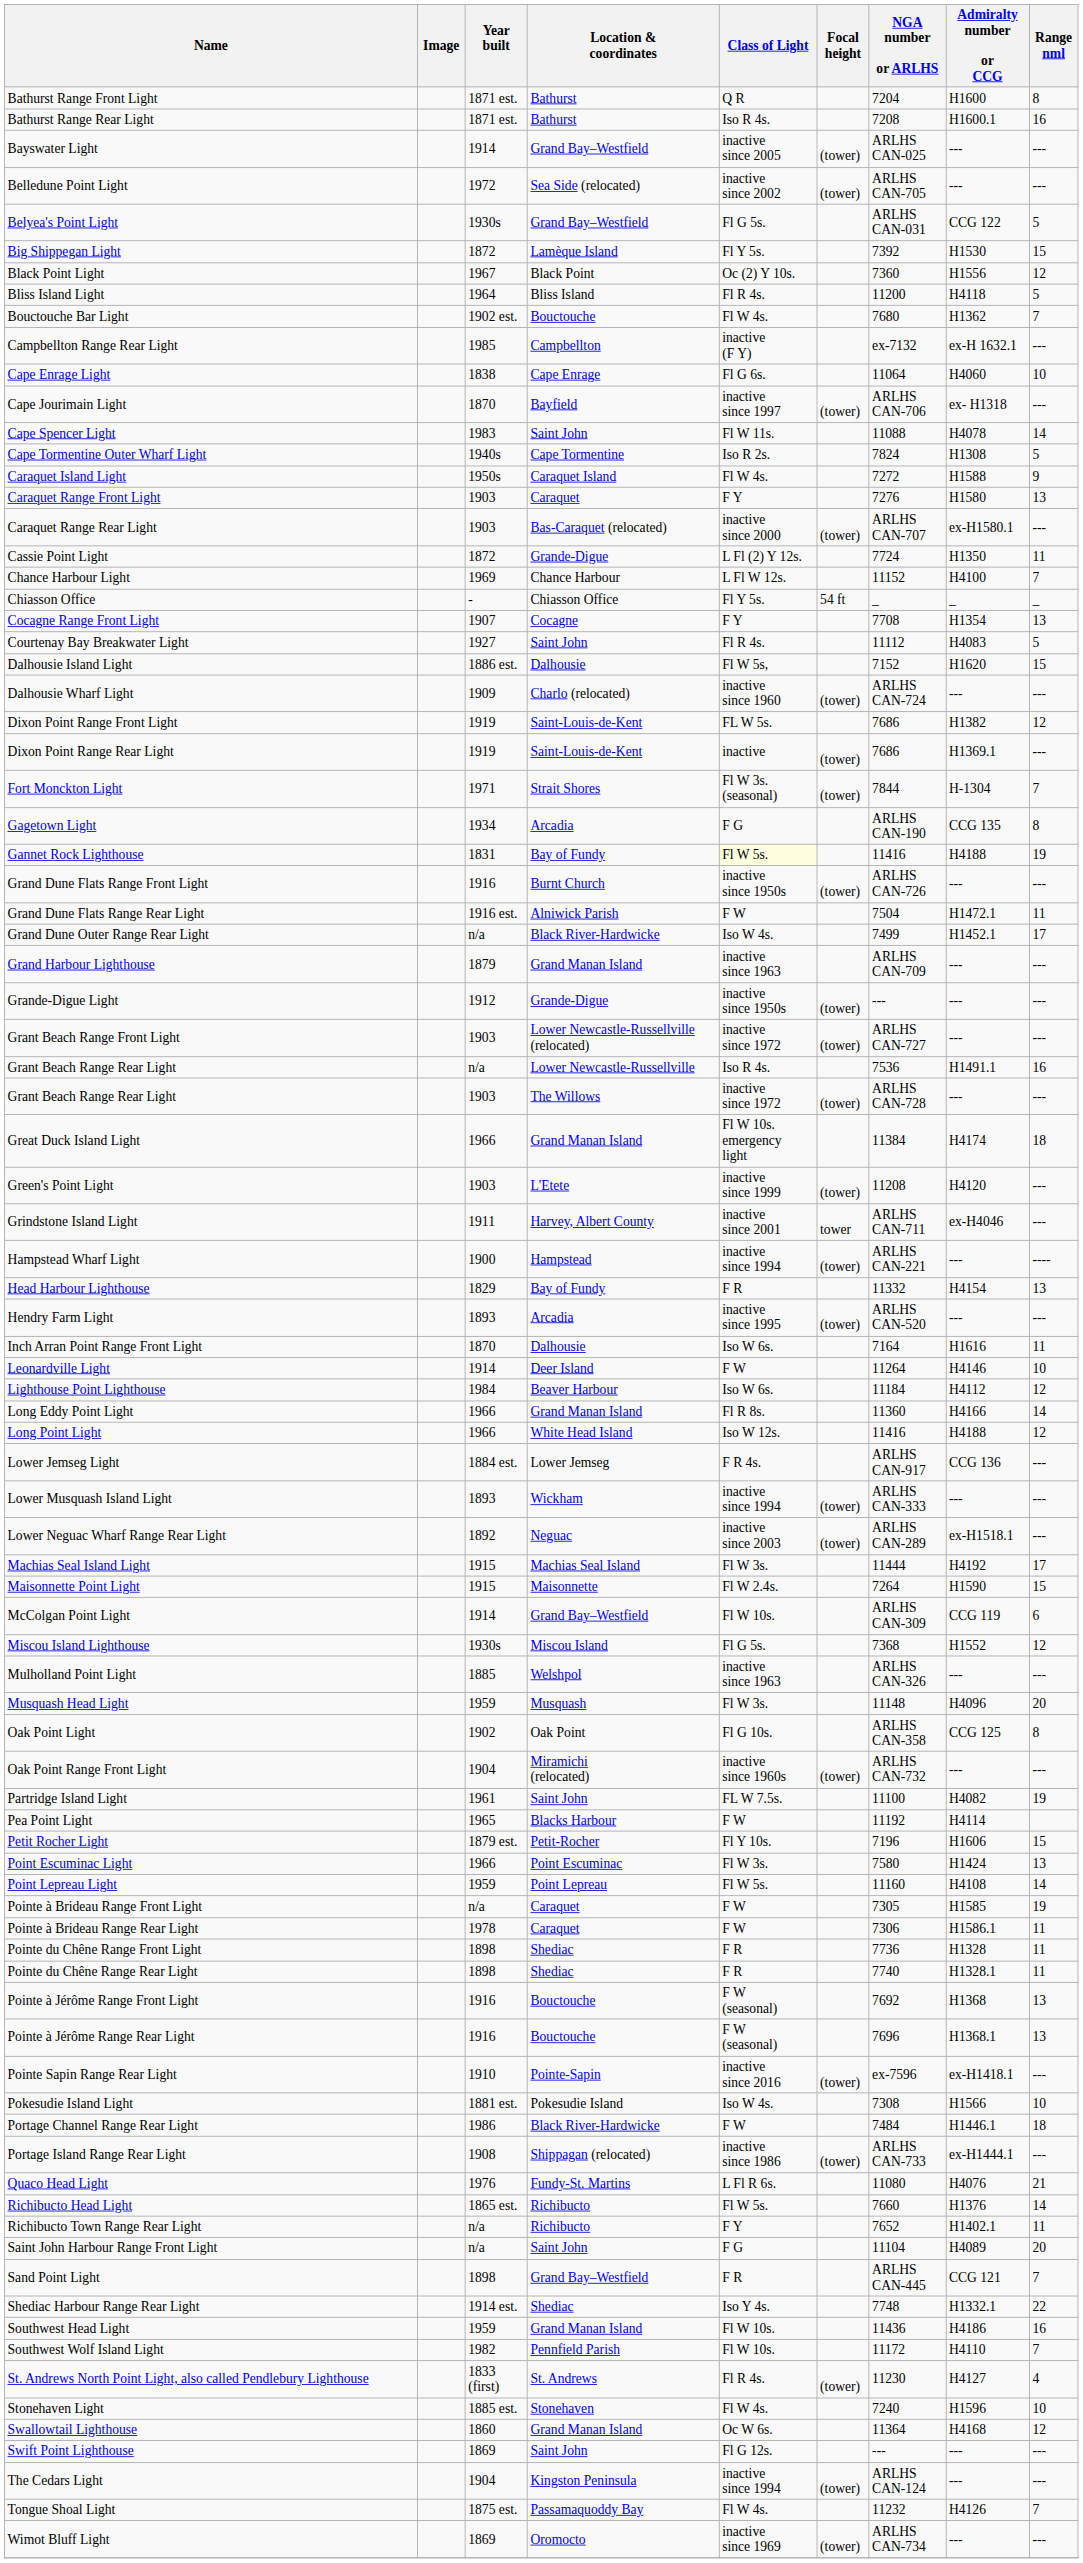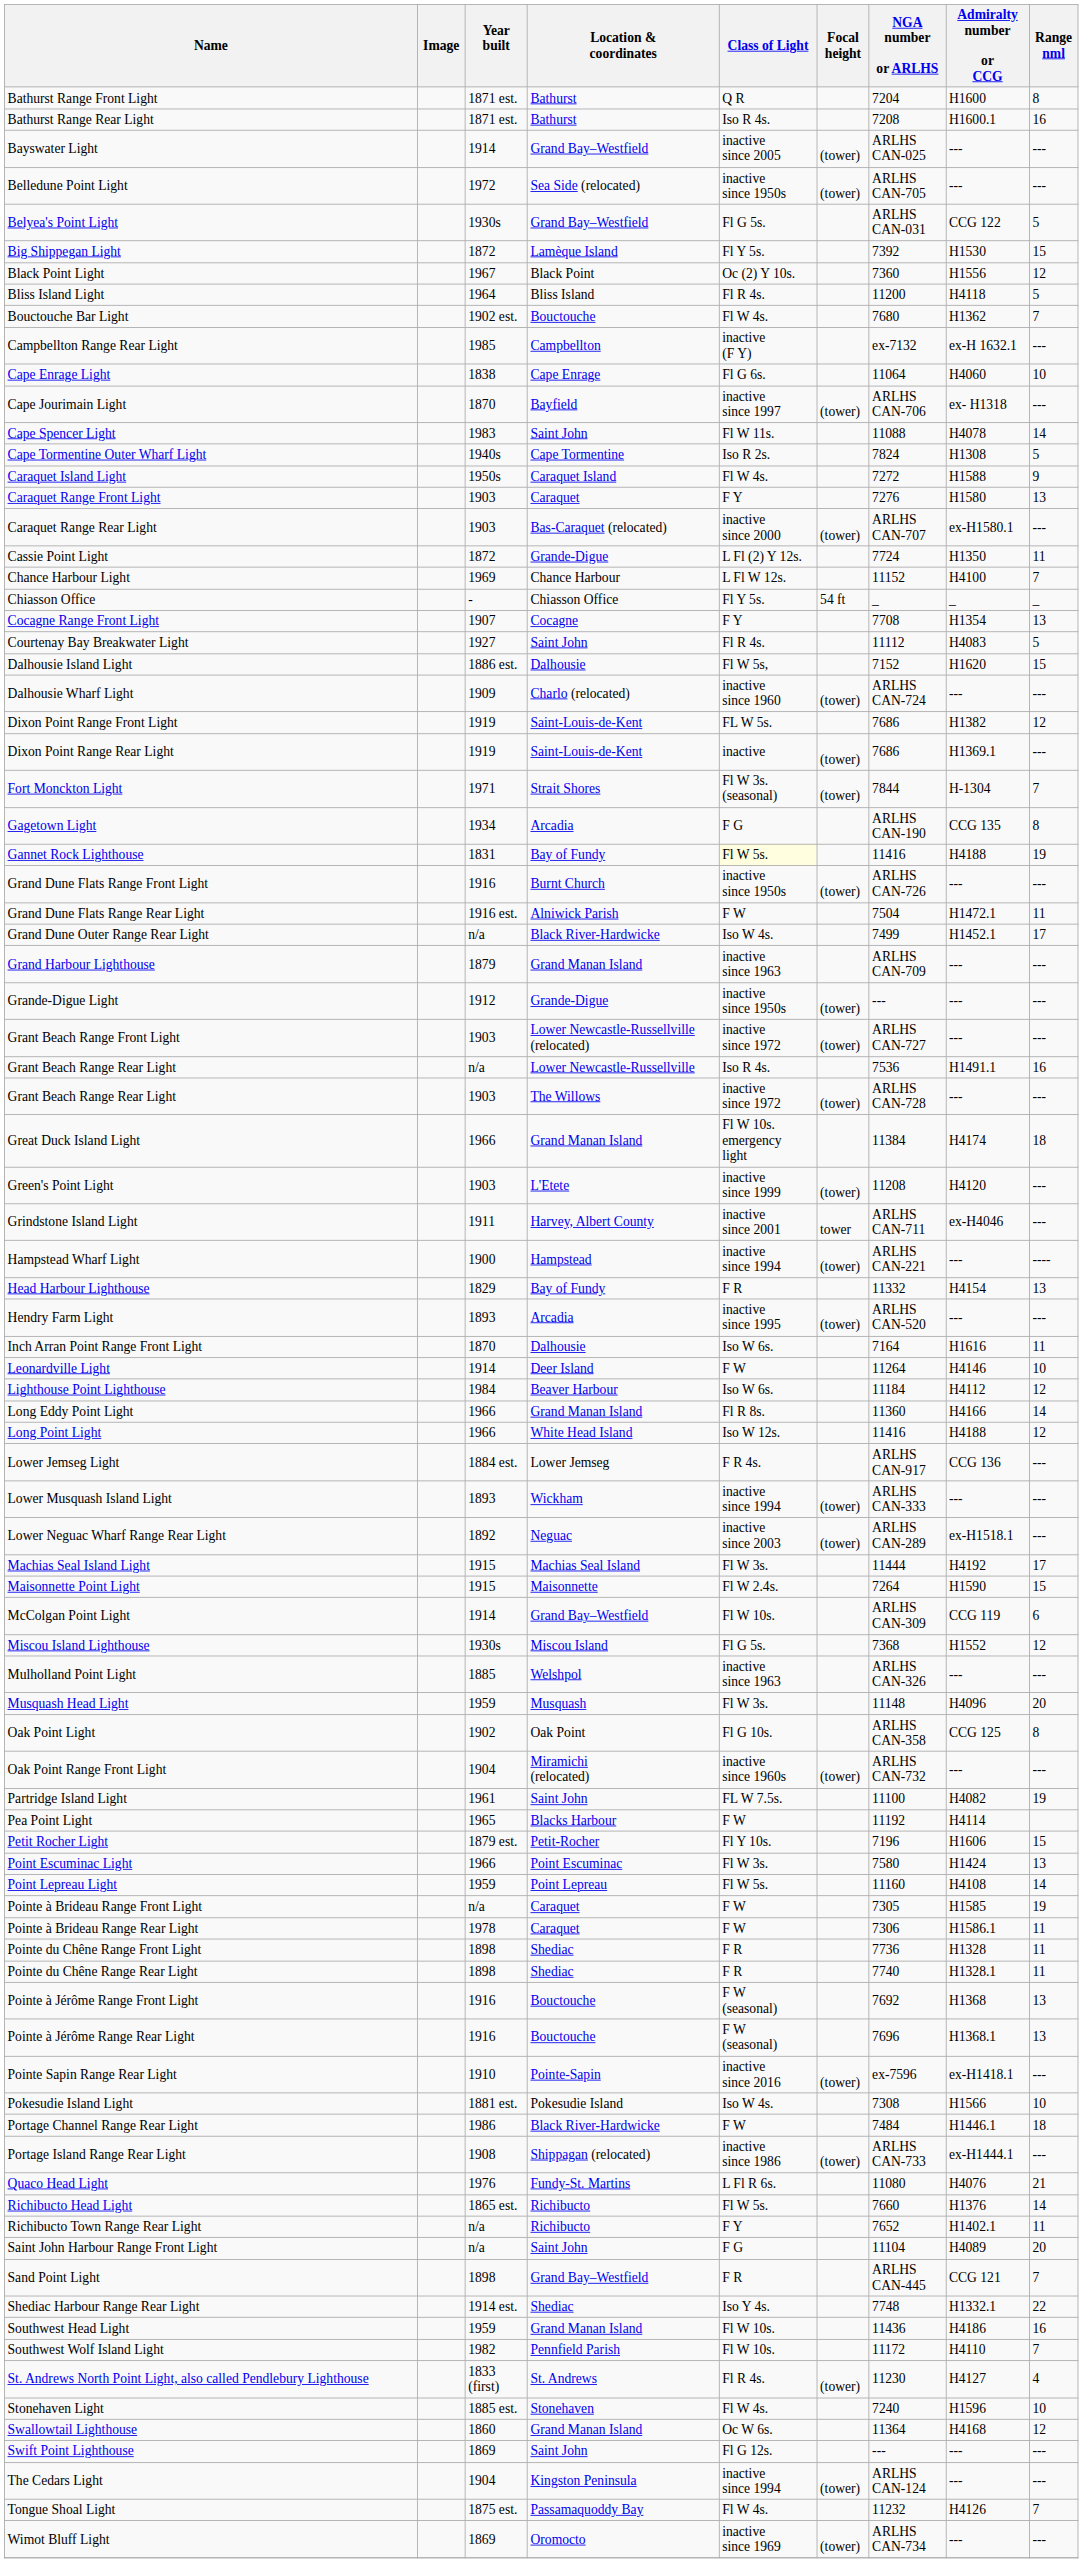(751, 185) inactive since 2002 -> (754, 185) inactive since 1950s
